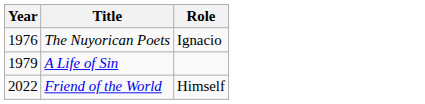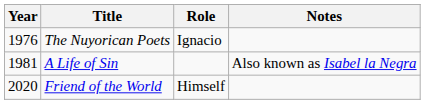+ column: (324, 16)
(23, 63) 1979 -> (23, 63) 1981
(23, 87) 2022 -> (23, 87) 2020
